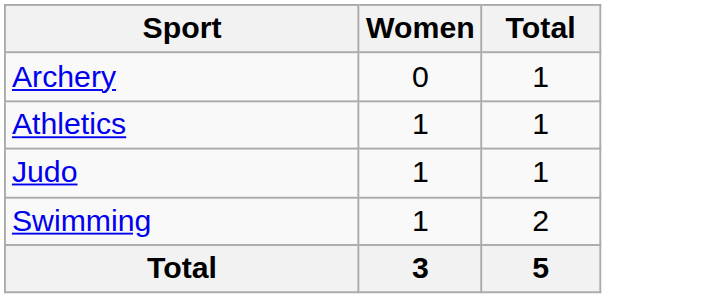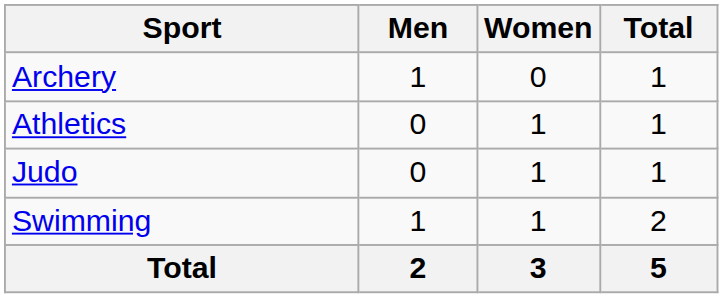+ column: (418, 28)
